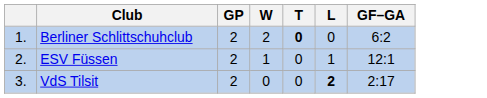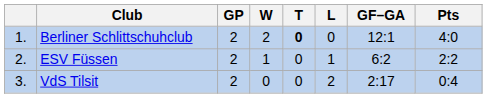+ column: (448, 15)
(381, 37) 6:2 -> (381, 37) 12:1
(381, 59) 12:1 -> (381, 59) 6:2
(331, 81) bold -> (331, 81) normal
